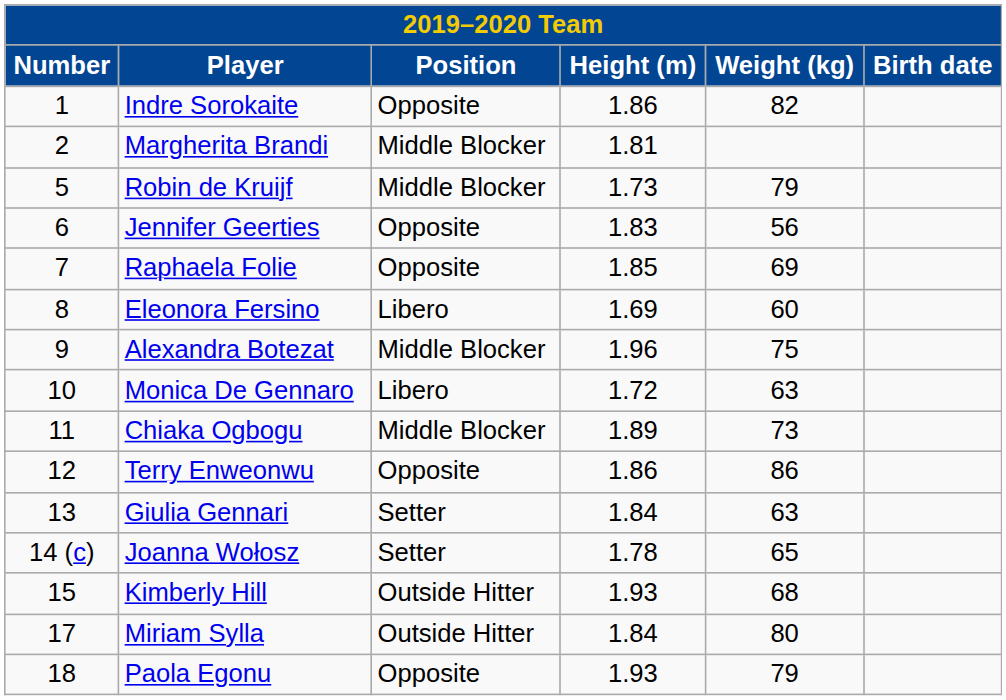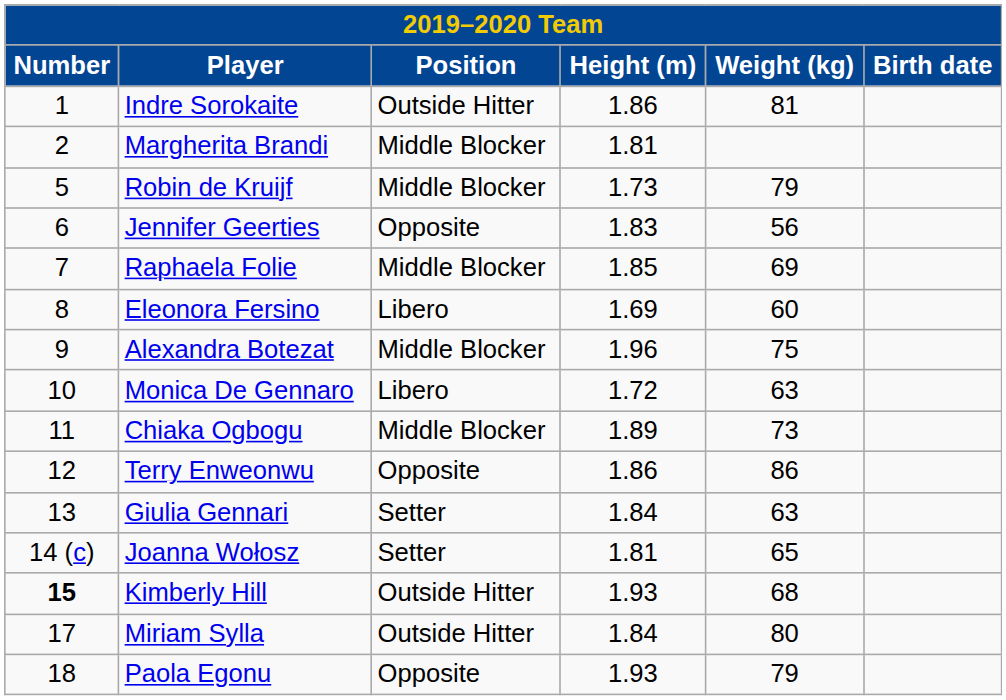(429, 106) Opposite -> (456, 106) Outside Hitter
(785, 106) 82 -> (785, 106) 81
(429, 268) Opposite -> (461, 268) Middle Blocker
(633, 552) 1.78 -> (633, 552) 1.81
(62, 593) normal -> (62, 593) bold
